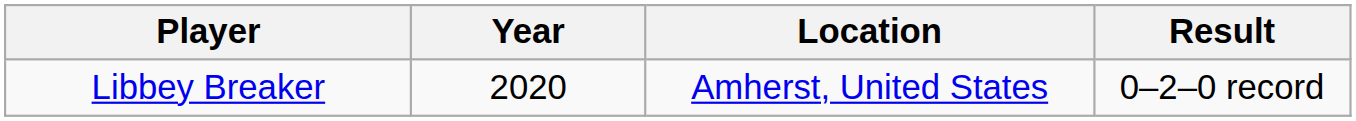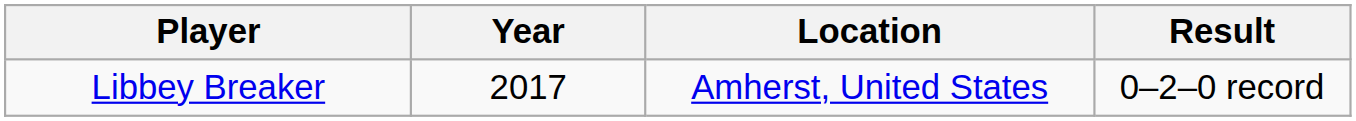(528, 87) 2020 -> (528, 87) 2017
